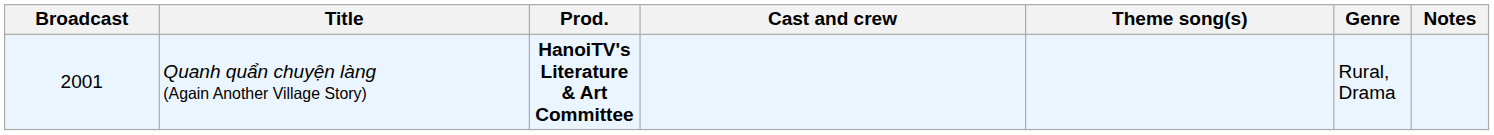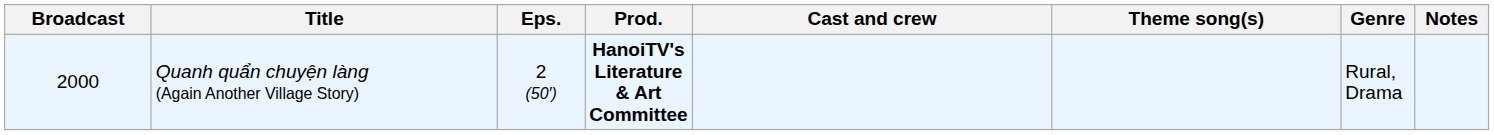+ column: (541, 19)
(82, 81) 2001 -> (78, 81) 2000
